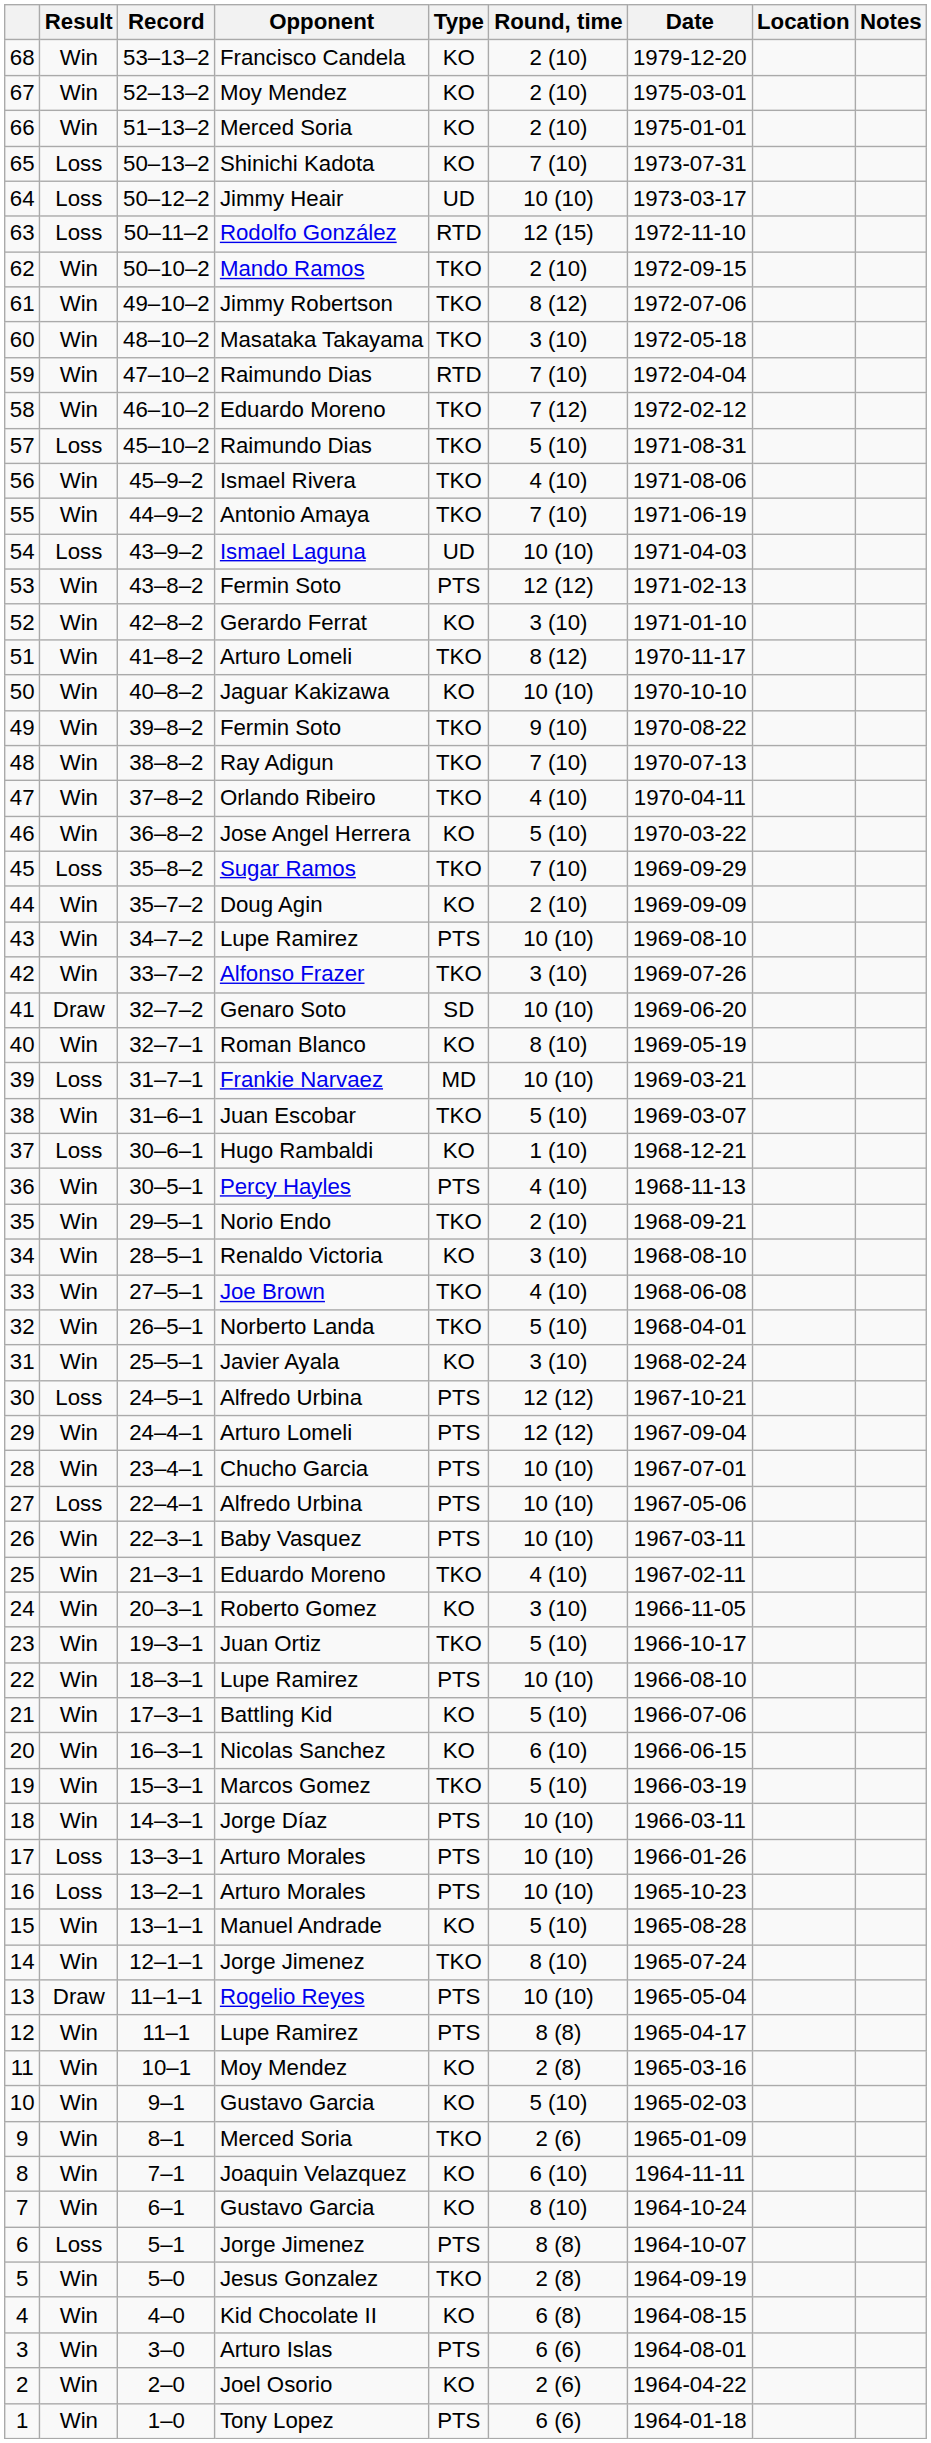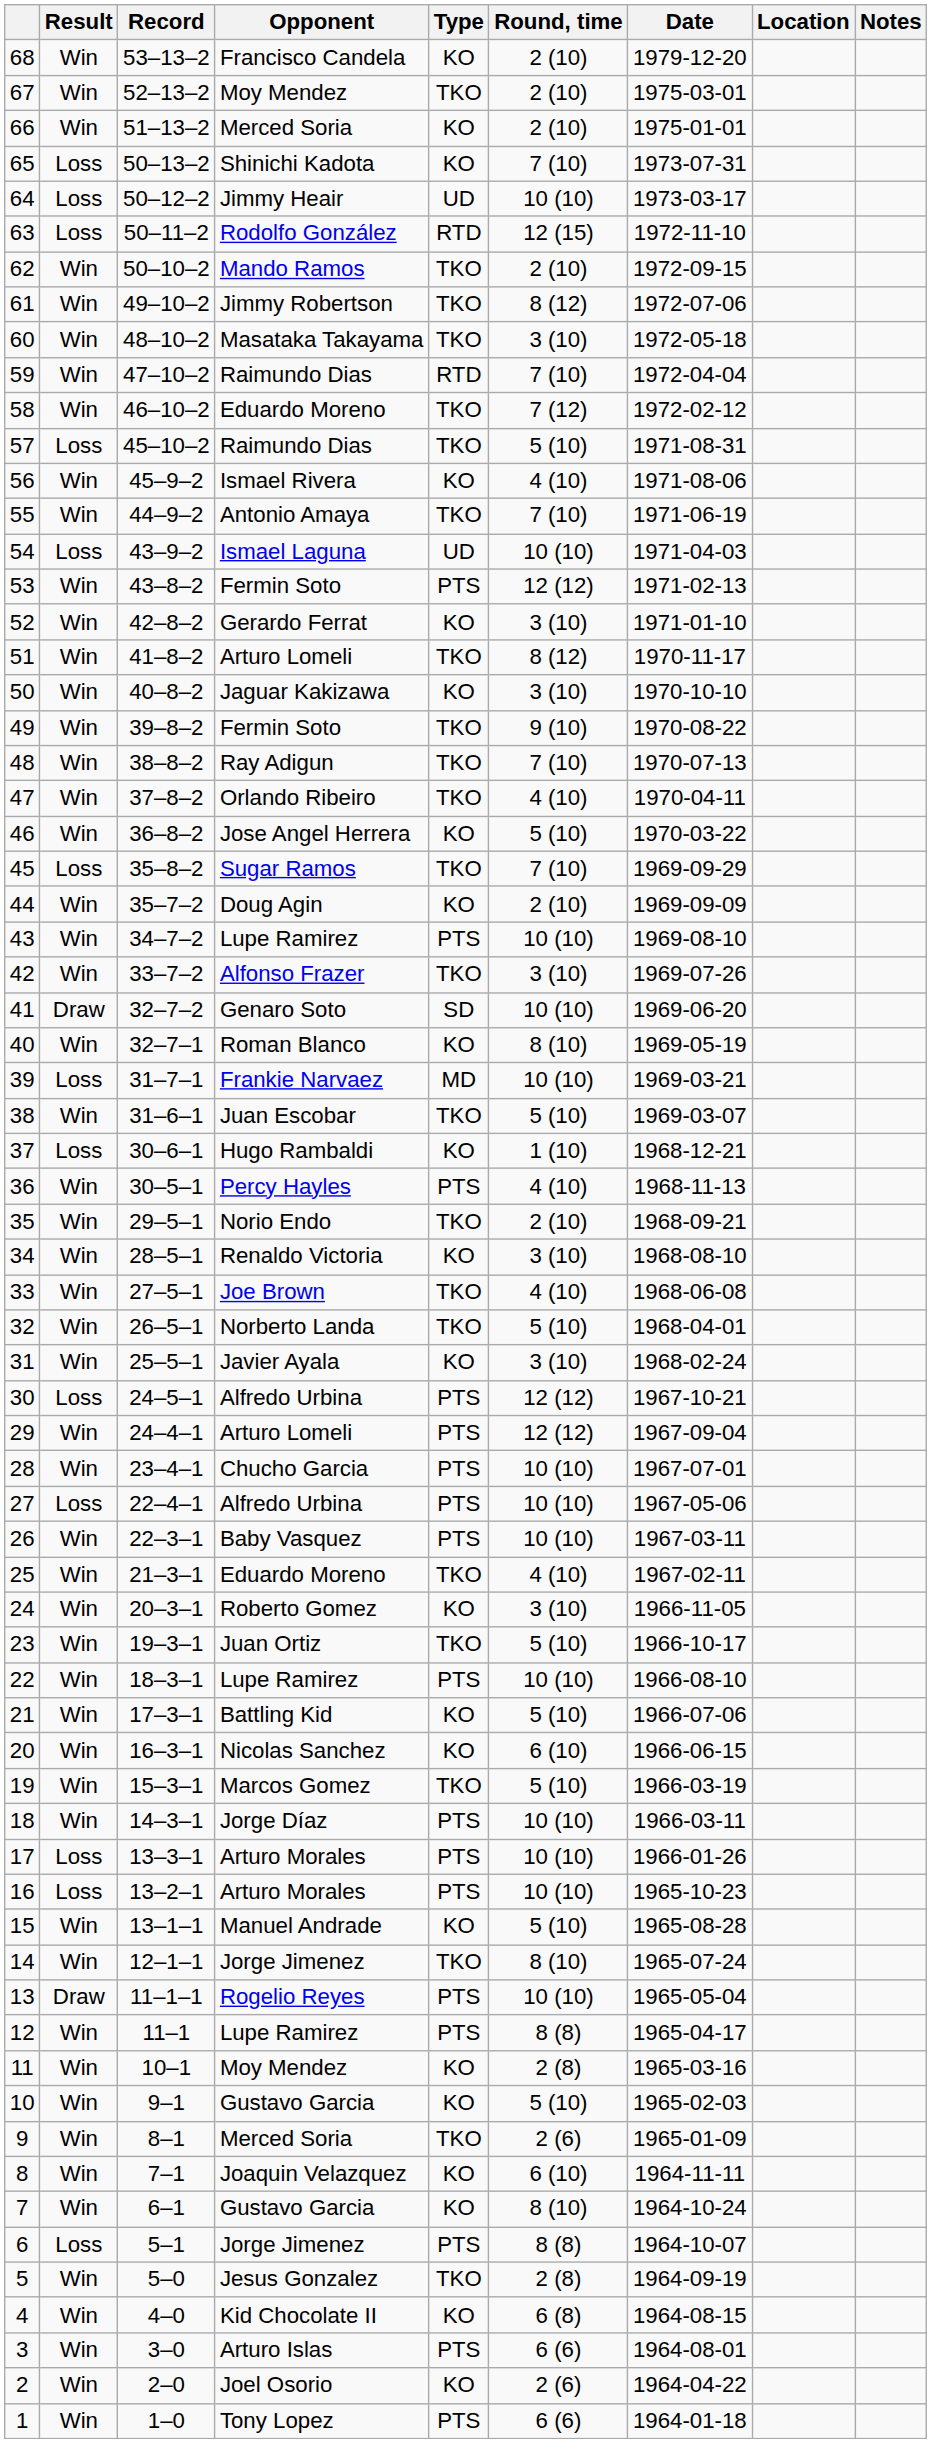(459, 92) KO -> (459, 92) TKO
(459, 480) TKO -> (459, 480) KO
(558, 692) 10 (10) -> (558, 692) 3 (10)
